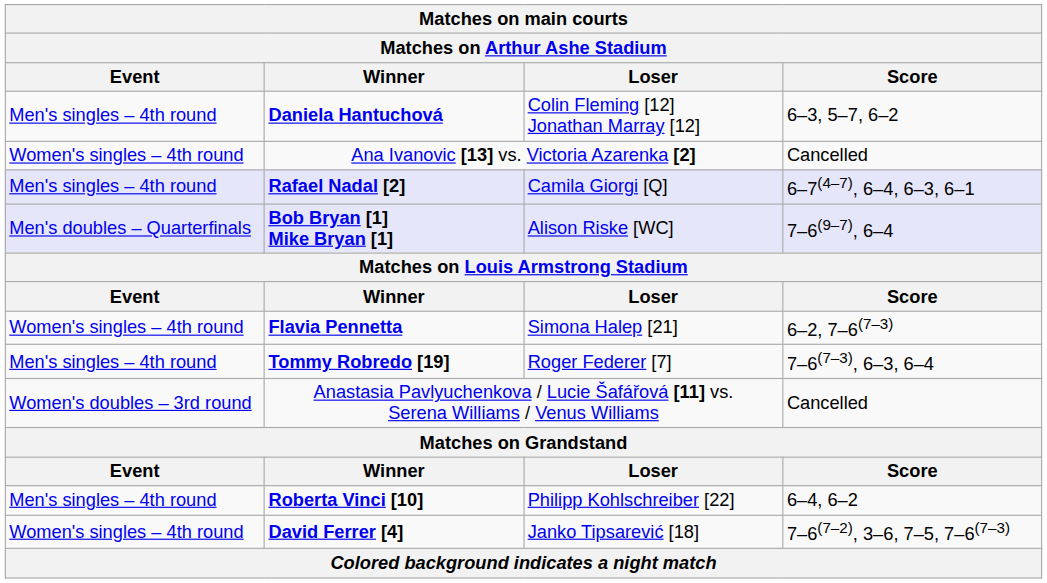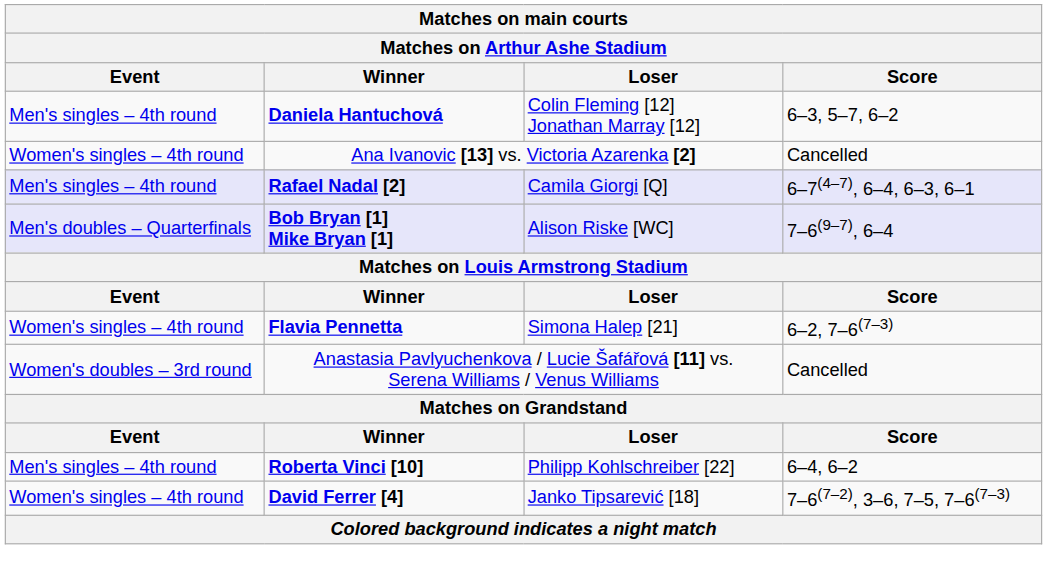- row: (359, 361)
